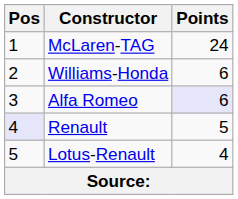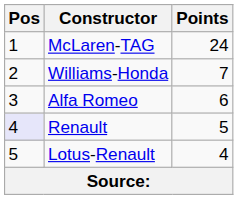(224, 73) 6 -> (224, 73) 7
(224, 100) lavender background -> (224, 100) no background
